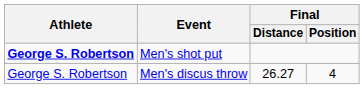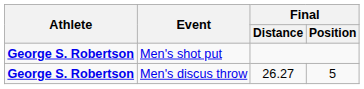(67, 74) normal -> (71, 74) bold
(333, 74) 4 -> (333, 74) 5
